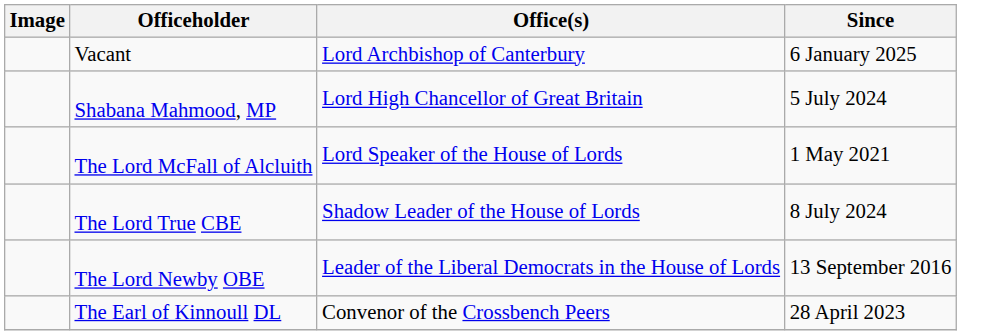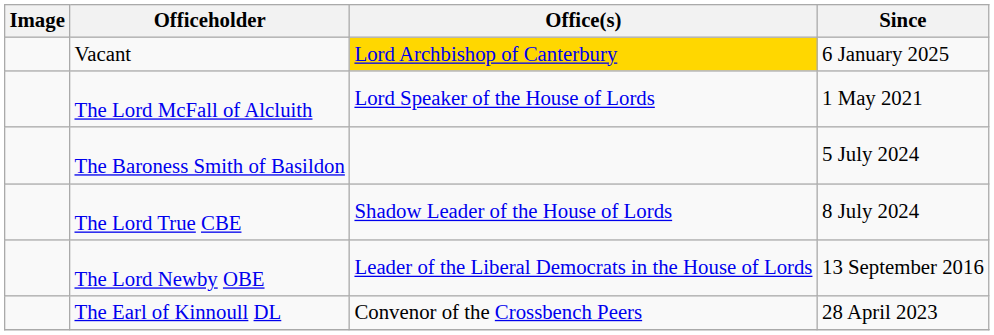(453, 53) no background -> (486, 53) gold background
- row: (175, 110)
+ row: (210, 166)
